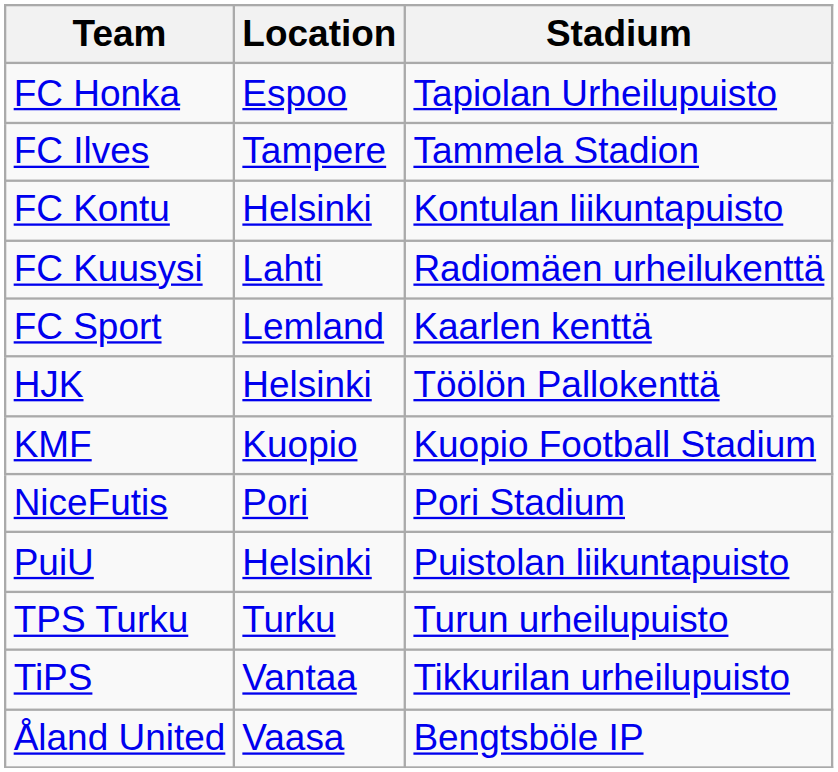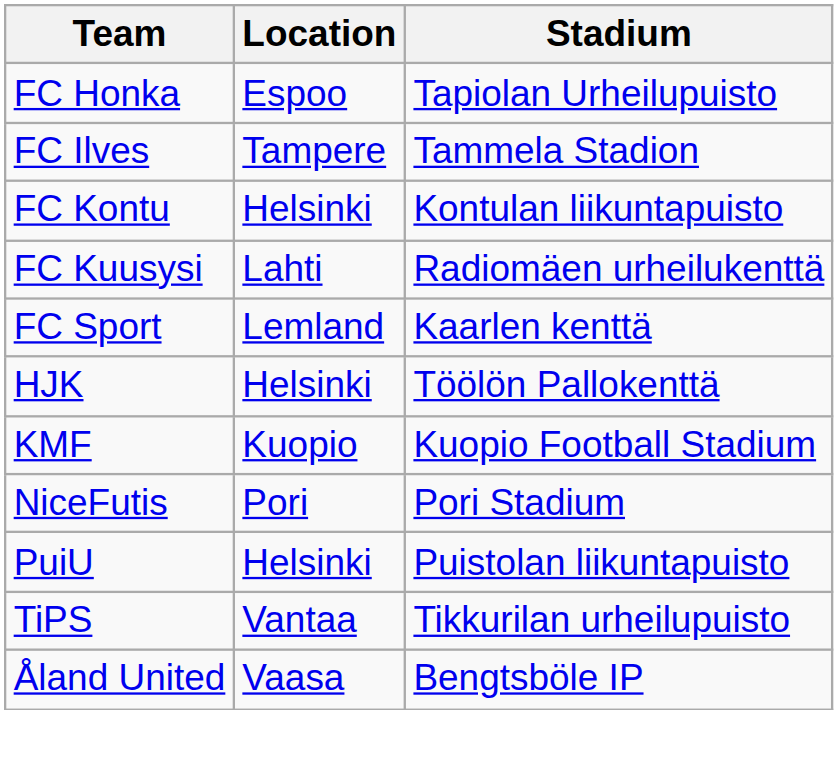- row: (101, 619)
